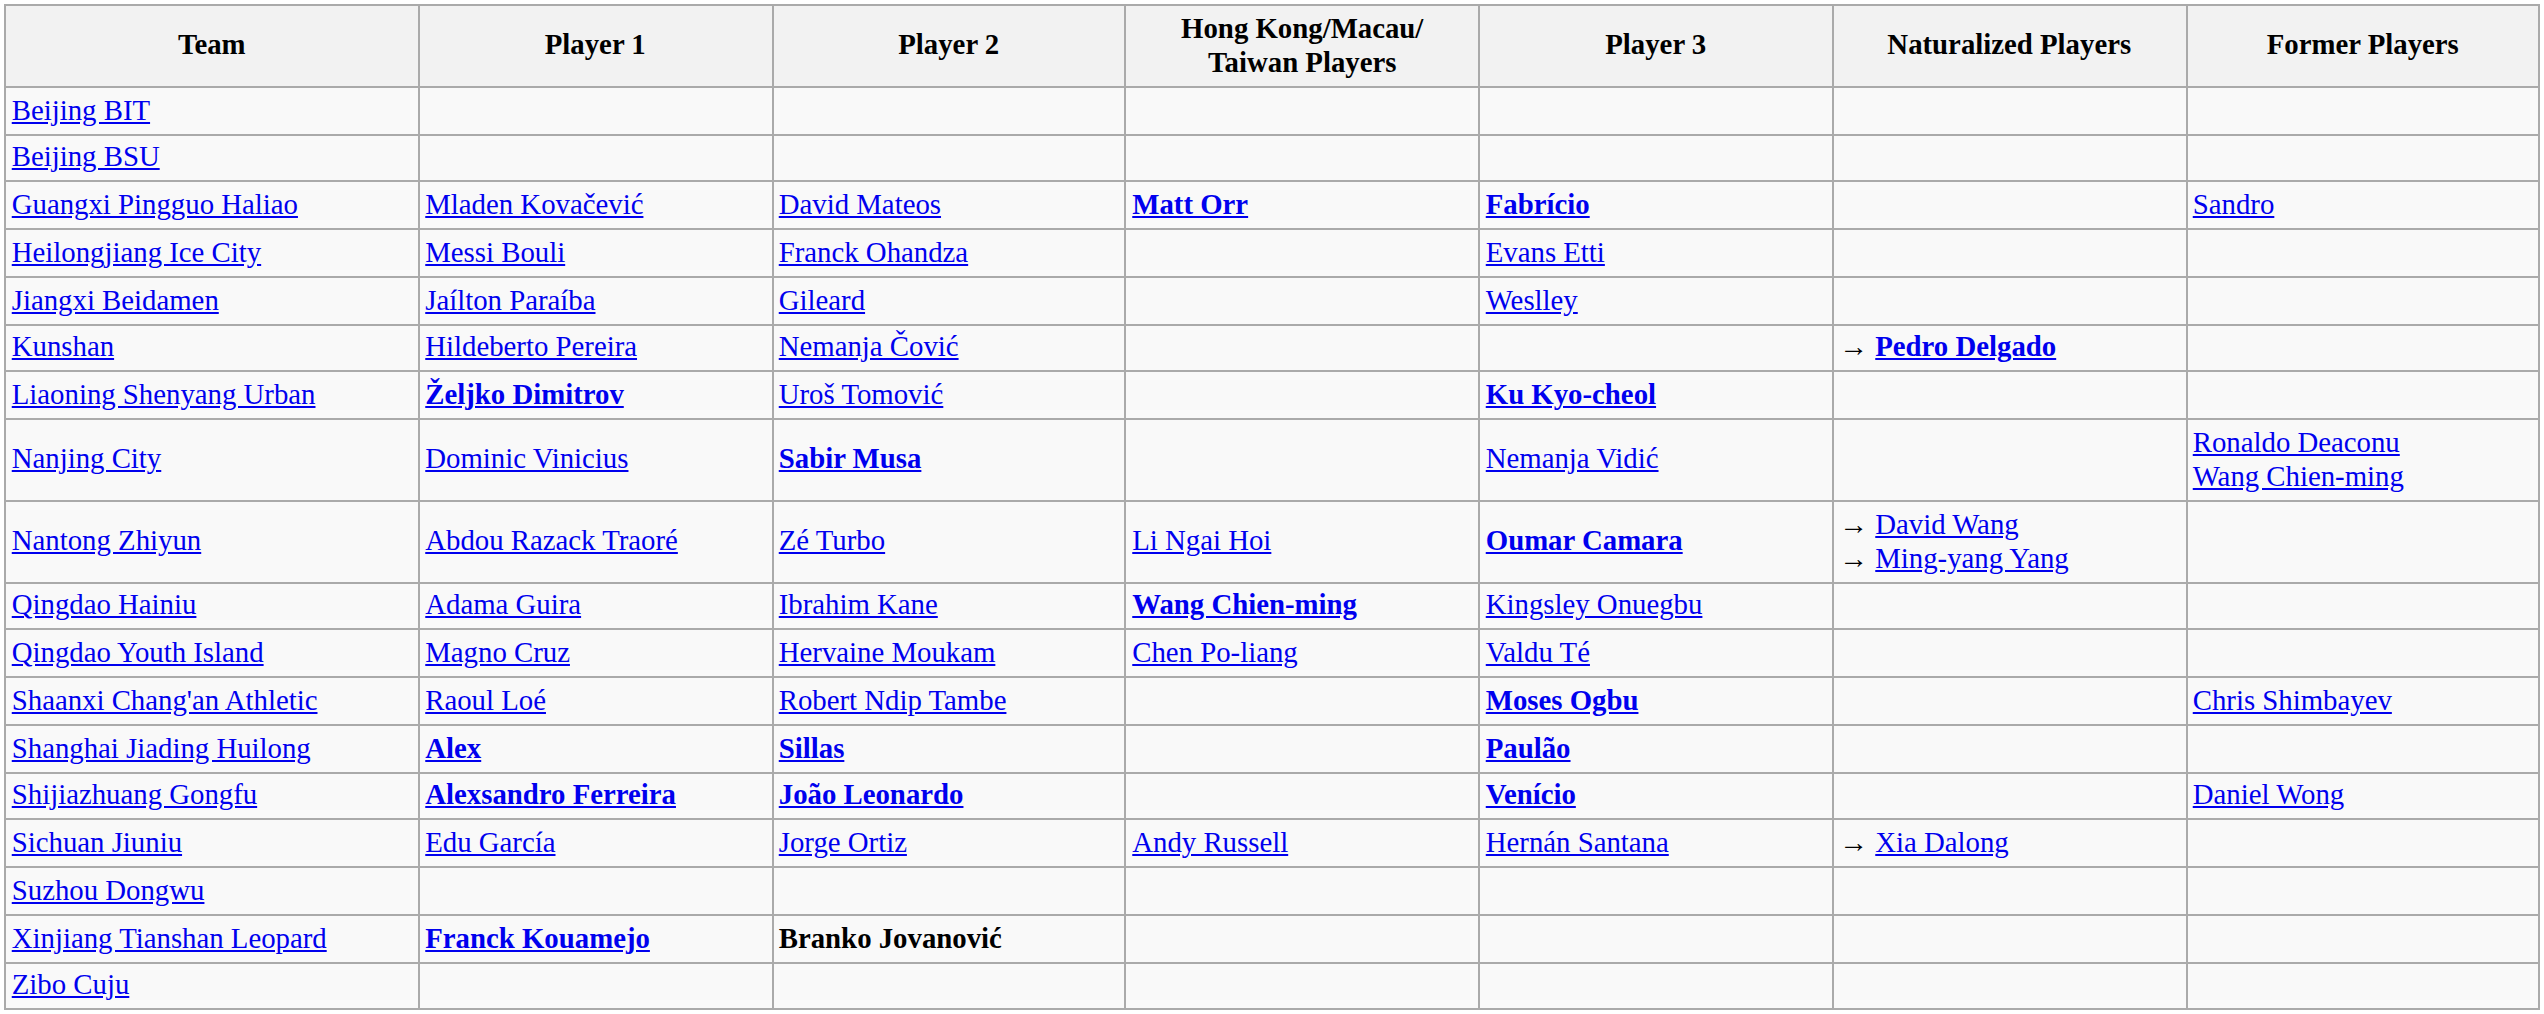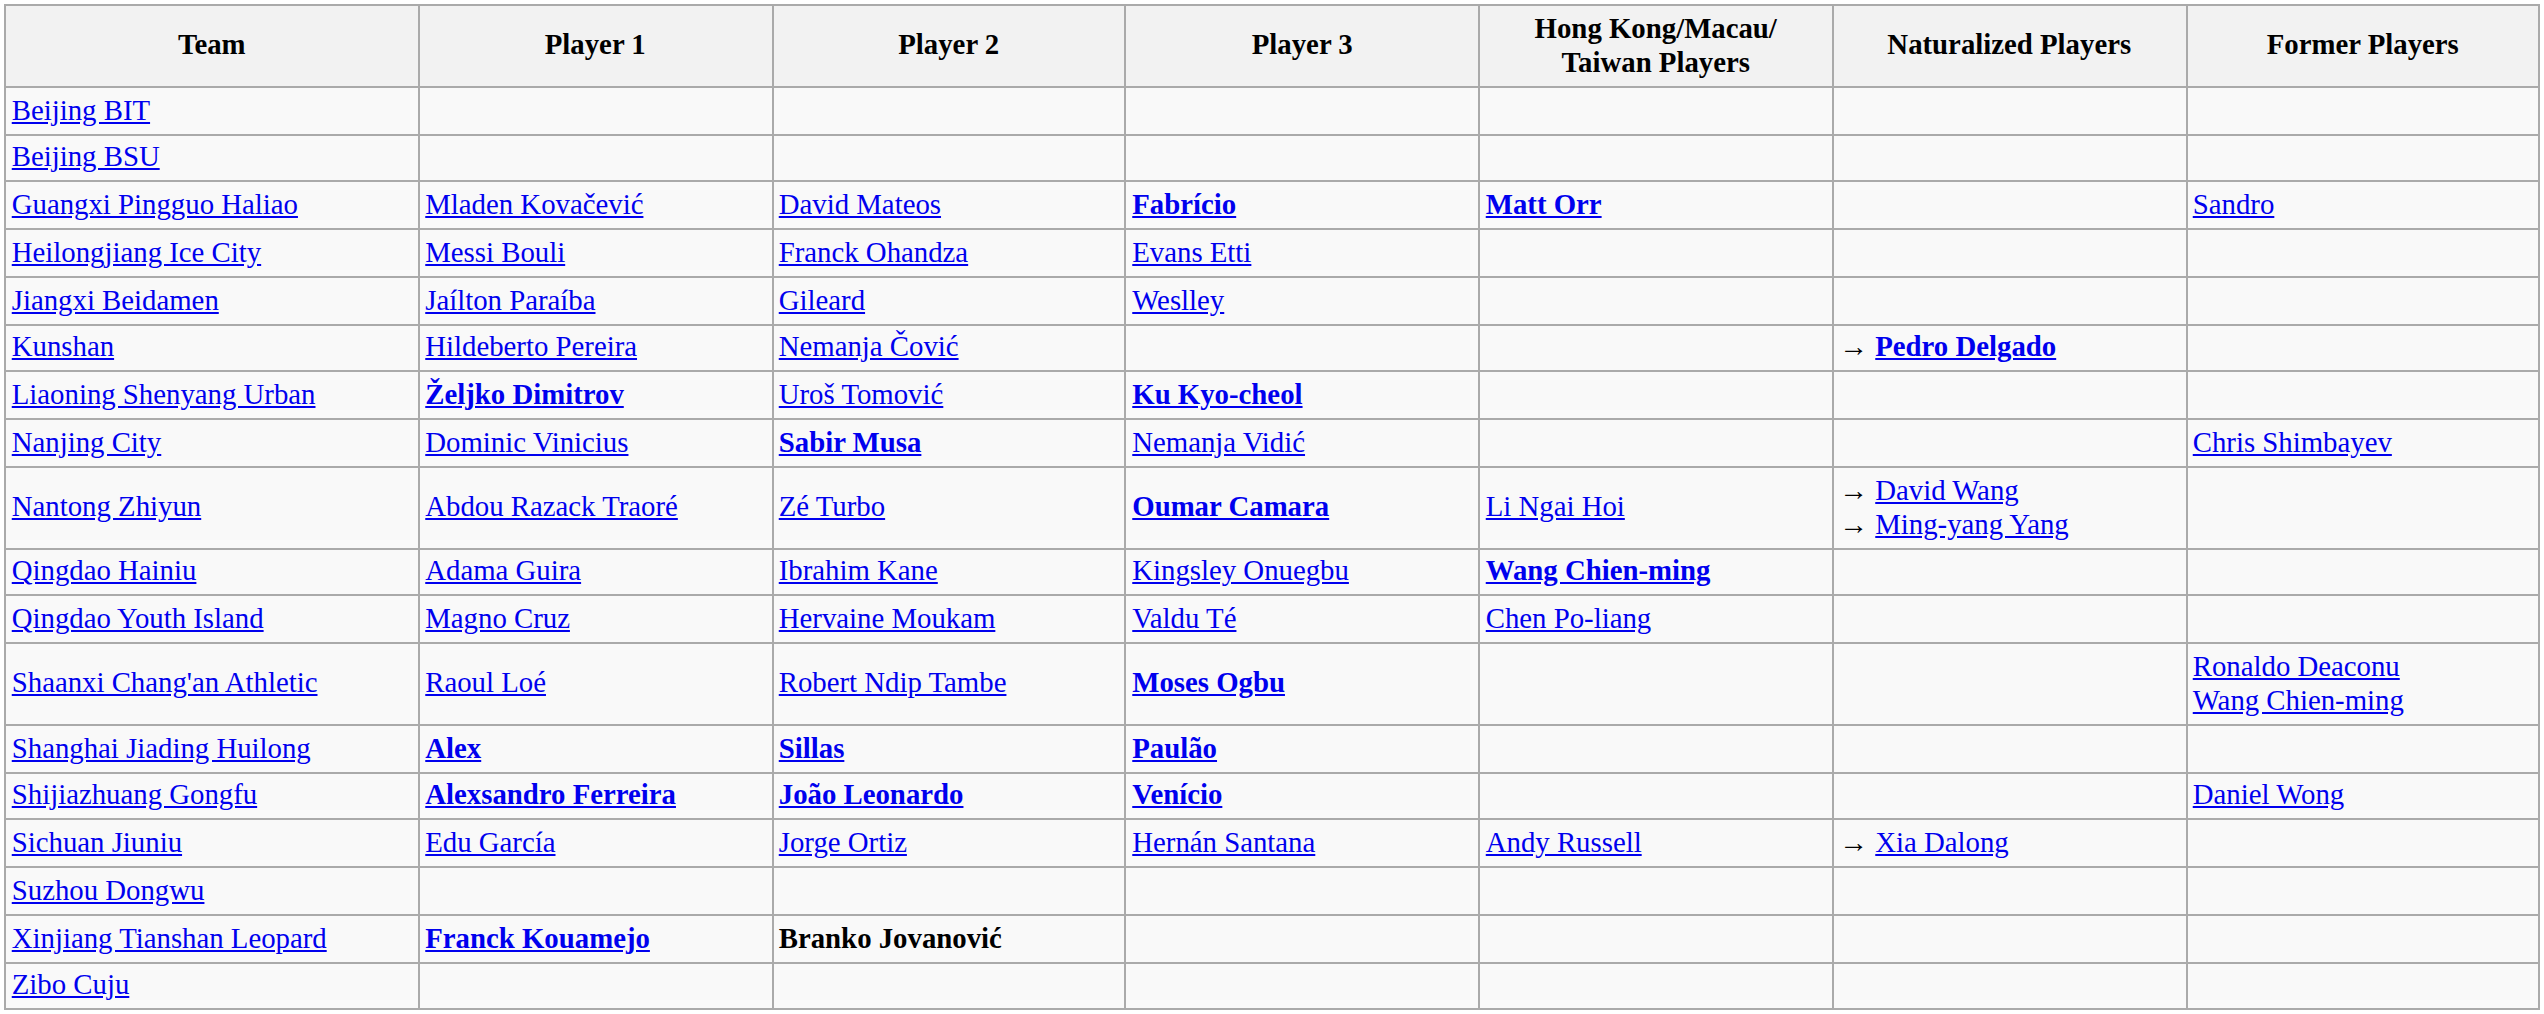columns swapped: (1656, 45) <-> (1302, 45)
(2298, 459) Ronaldo Deaconu Wang Chien-ming -> (2292, 442) Chris Shimbayev
(2292, 700) Chris Shimbayev -> (2298, 683) Ronaldo Deaconu Wang Chien-ming
